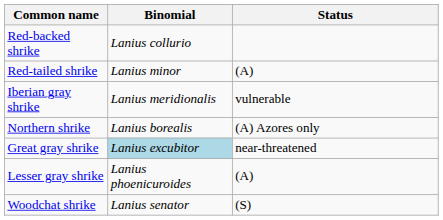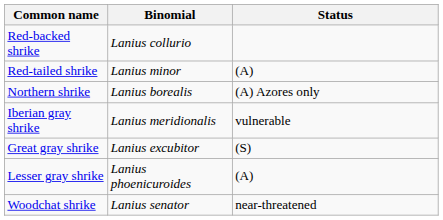rows swapped: (49, 127) <-> (39, 99)
(155, 148) lightblue background -> (155, 148) no background
(276, 148) near-threatened -> (243, 148) (S)
(243, 204) (S) -> (276, 204) near-threatened
